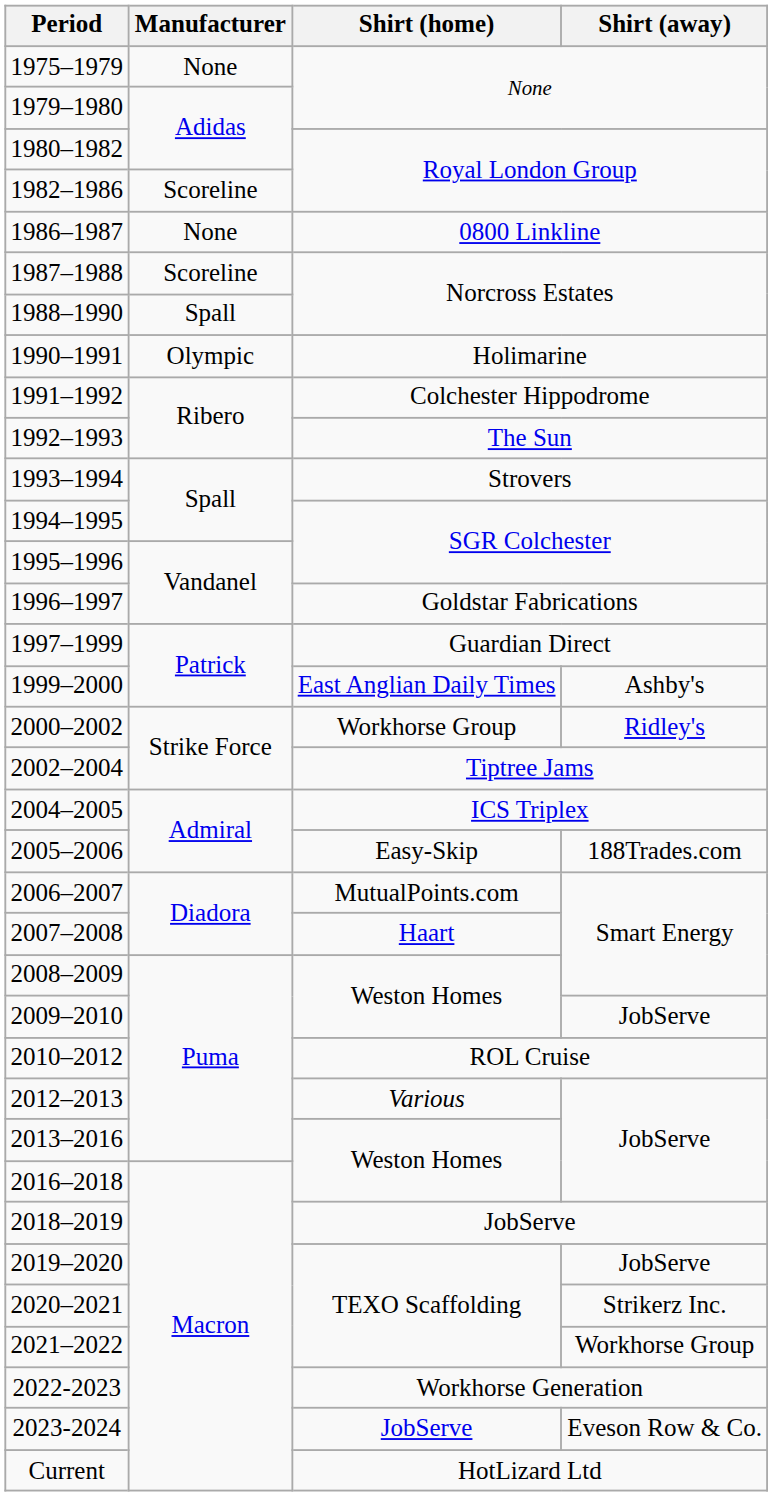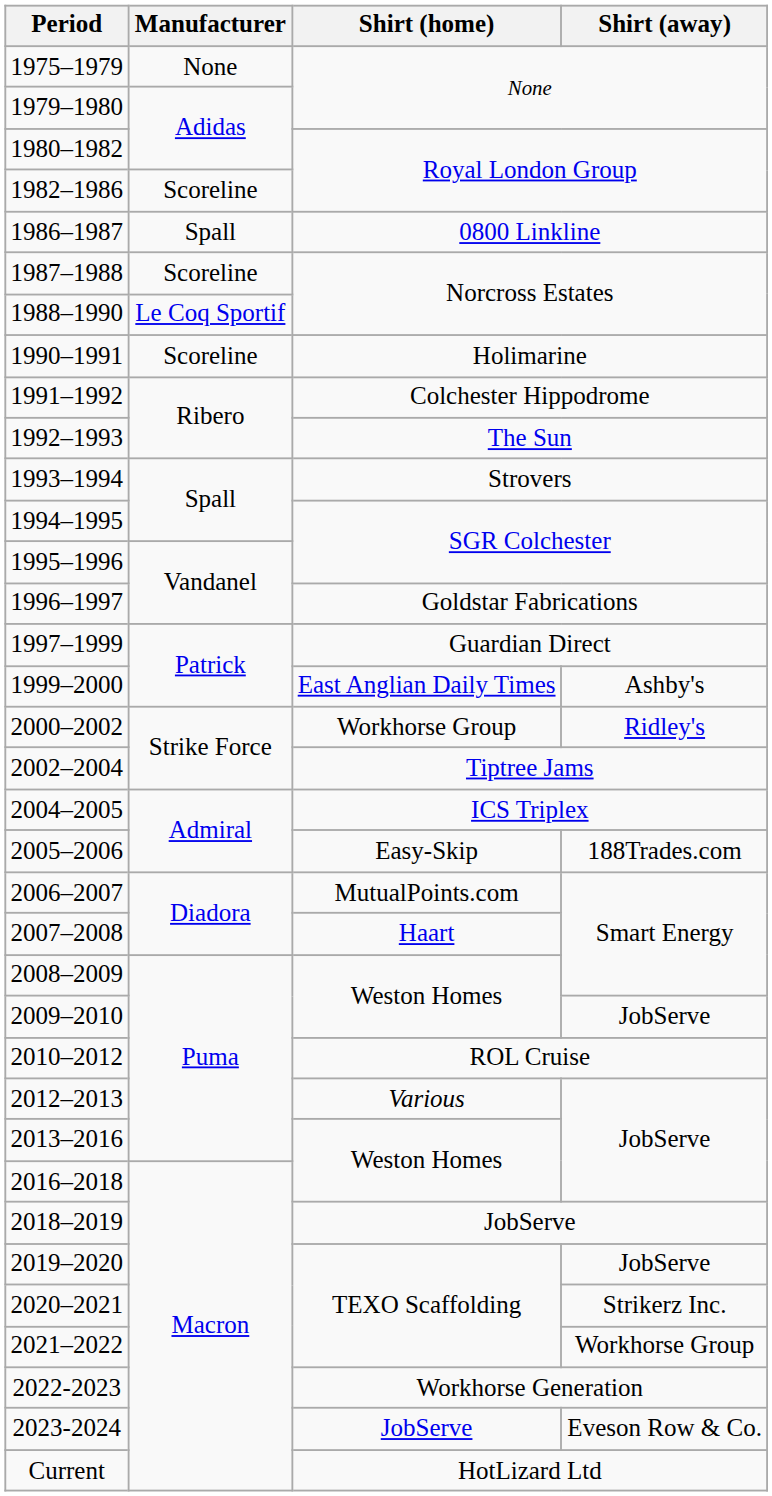(210, 231) None -> (210, 231) Spall
(210, 314) Spall -> (210, 314) Le Coq Sportif
(210, 355) Olympic -> (210, 355) Scoreline
